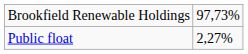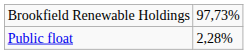(215, 37) 2,27% -> (215, 37) 2,28%
